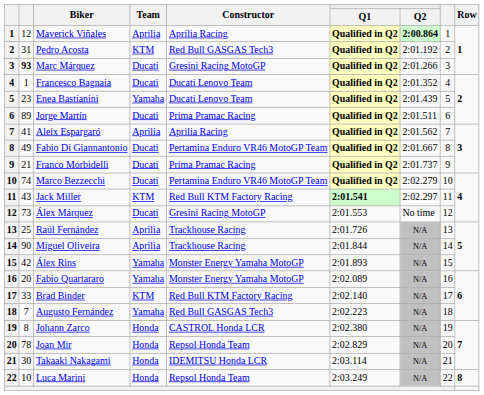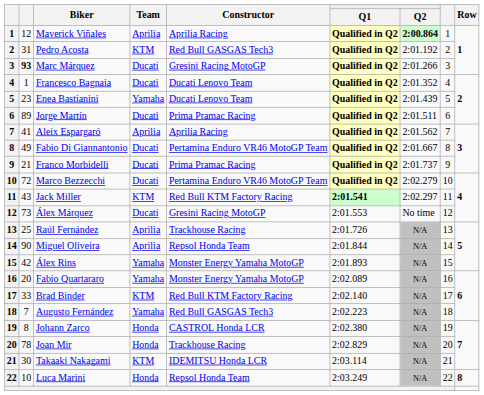(26, 180) 74 -> (26, 180) 72
(207, 246) Trackhouse Racing -> (209, 246) Repsol Honda Team
(209, 344) Repsol Honda Team -> (207, 344) Trackhouse Racing
(145, 360) Honda -> (143, 360) KTM
